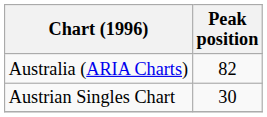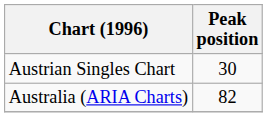rows swapped: (98, 68) <-> (92, 97)
